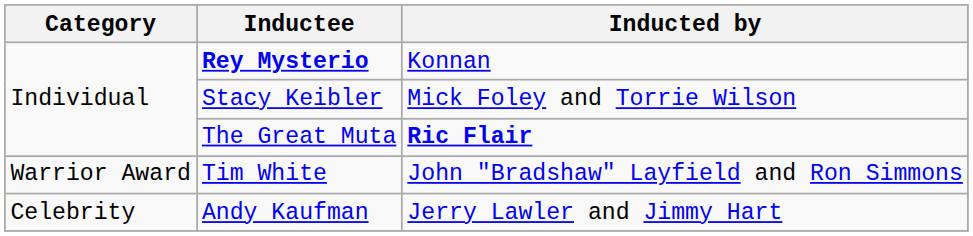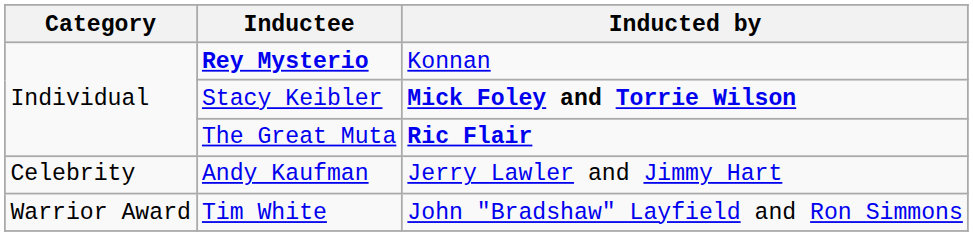(602, 99) normal -> (602, 99) bold
rows swapped: (285, 212) <-> (264, 175)
